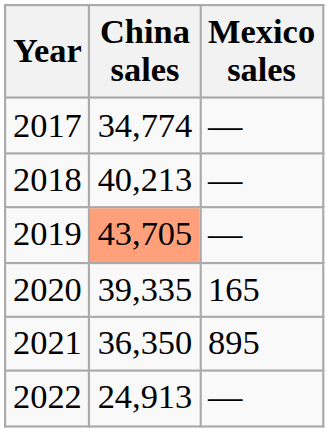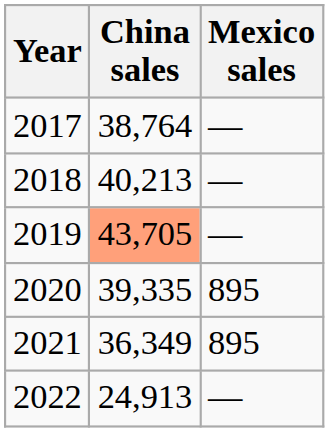(145, 125) 34,774 -> (145, 125) 38,764
(234, 288) 165 -> (234, 288) 895
(145, 343) 36,350 -> (145, 343) 36,349
